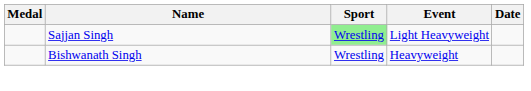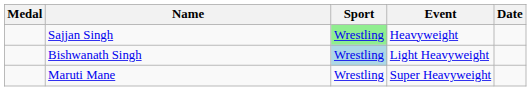(439, 34) Light Heavyweight -> (424, 34) Heavyweight
(359, 55) no background -> (359, 55) lightblue background
(424, 55) Heavyweight -> (439, 55) Light Heavyweight
+ row: (82, 75)
